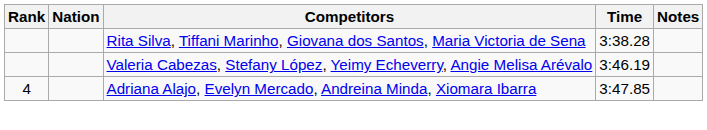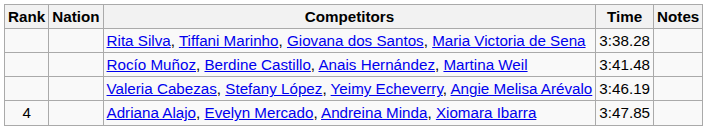+ row: (317, 65)
